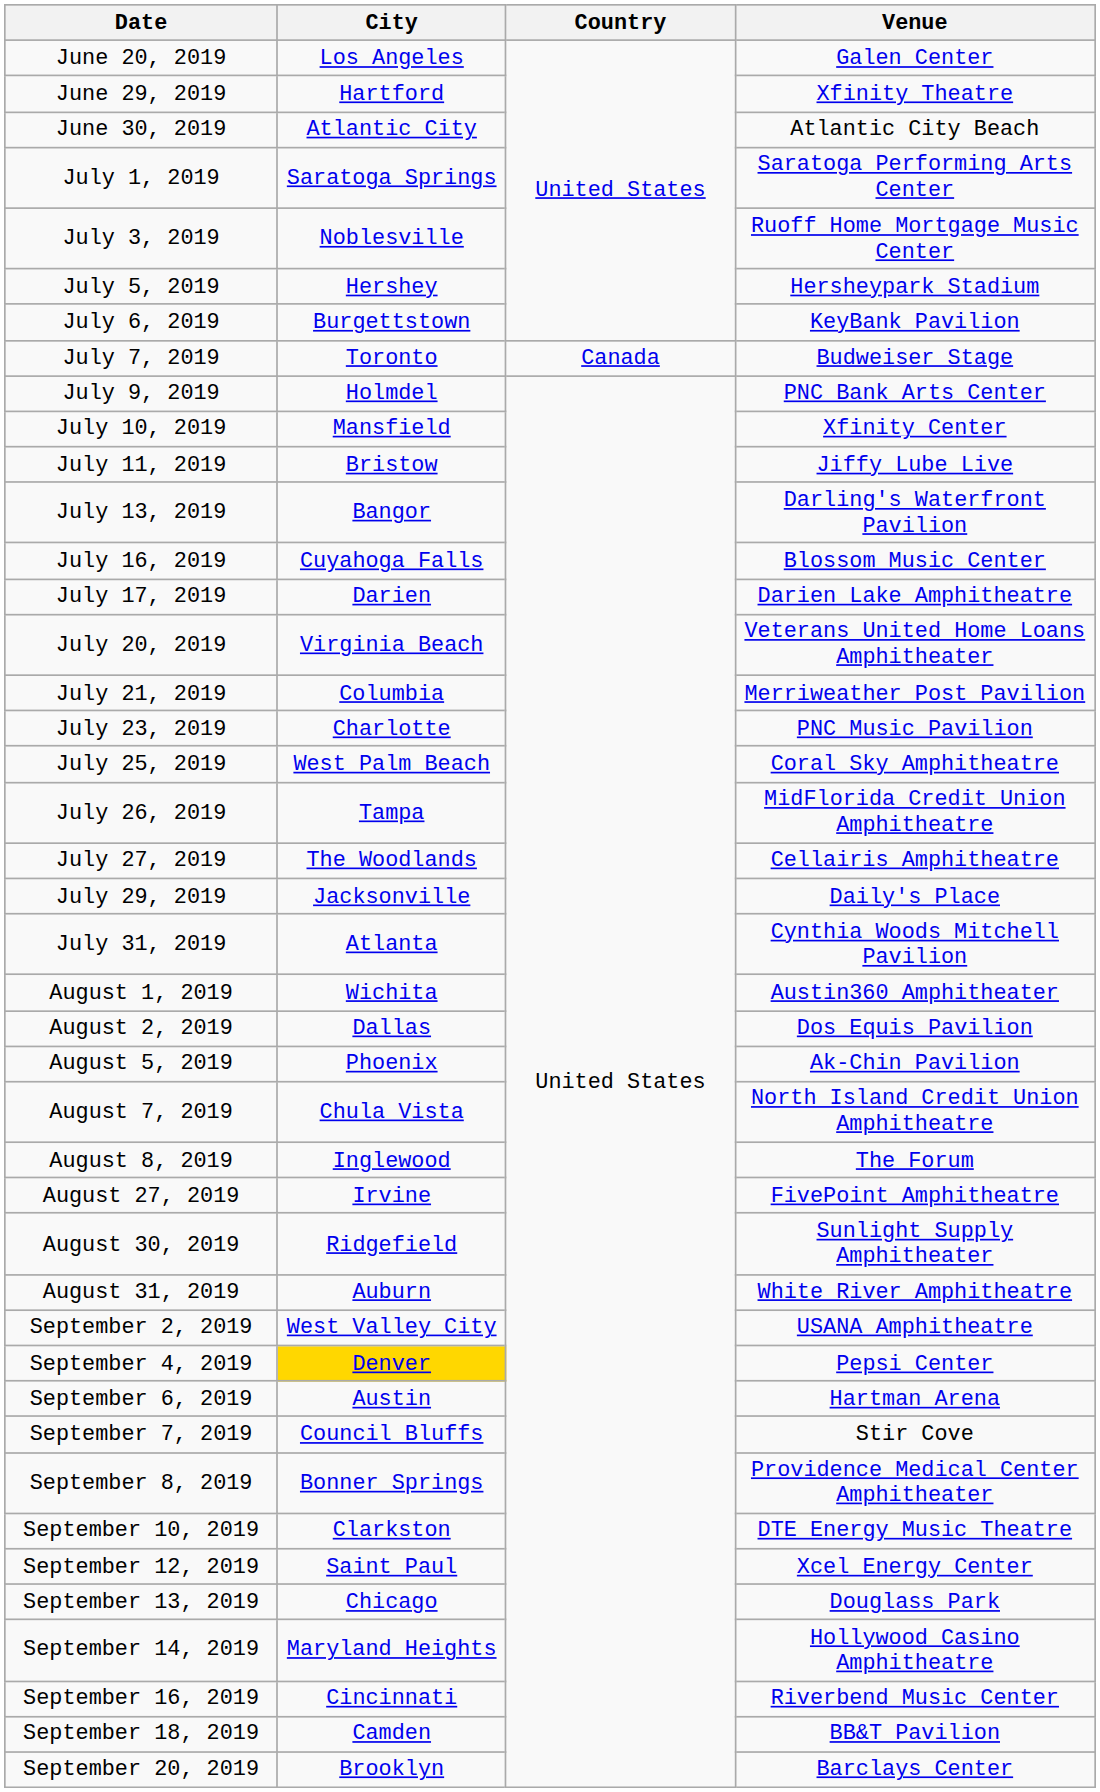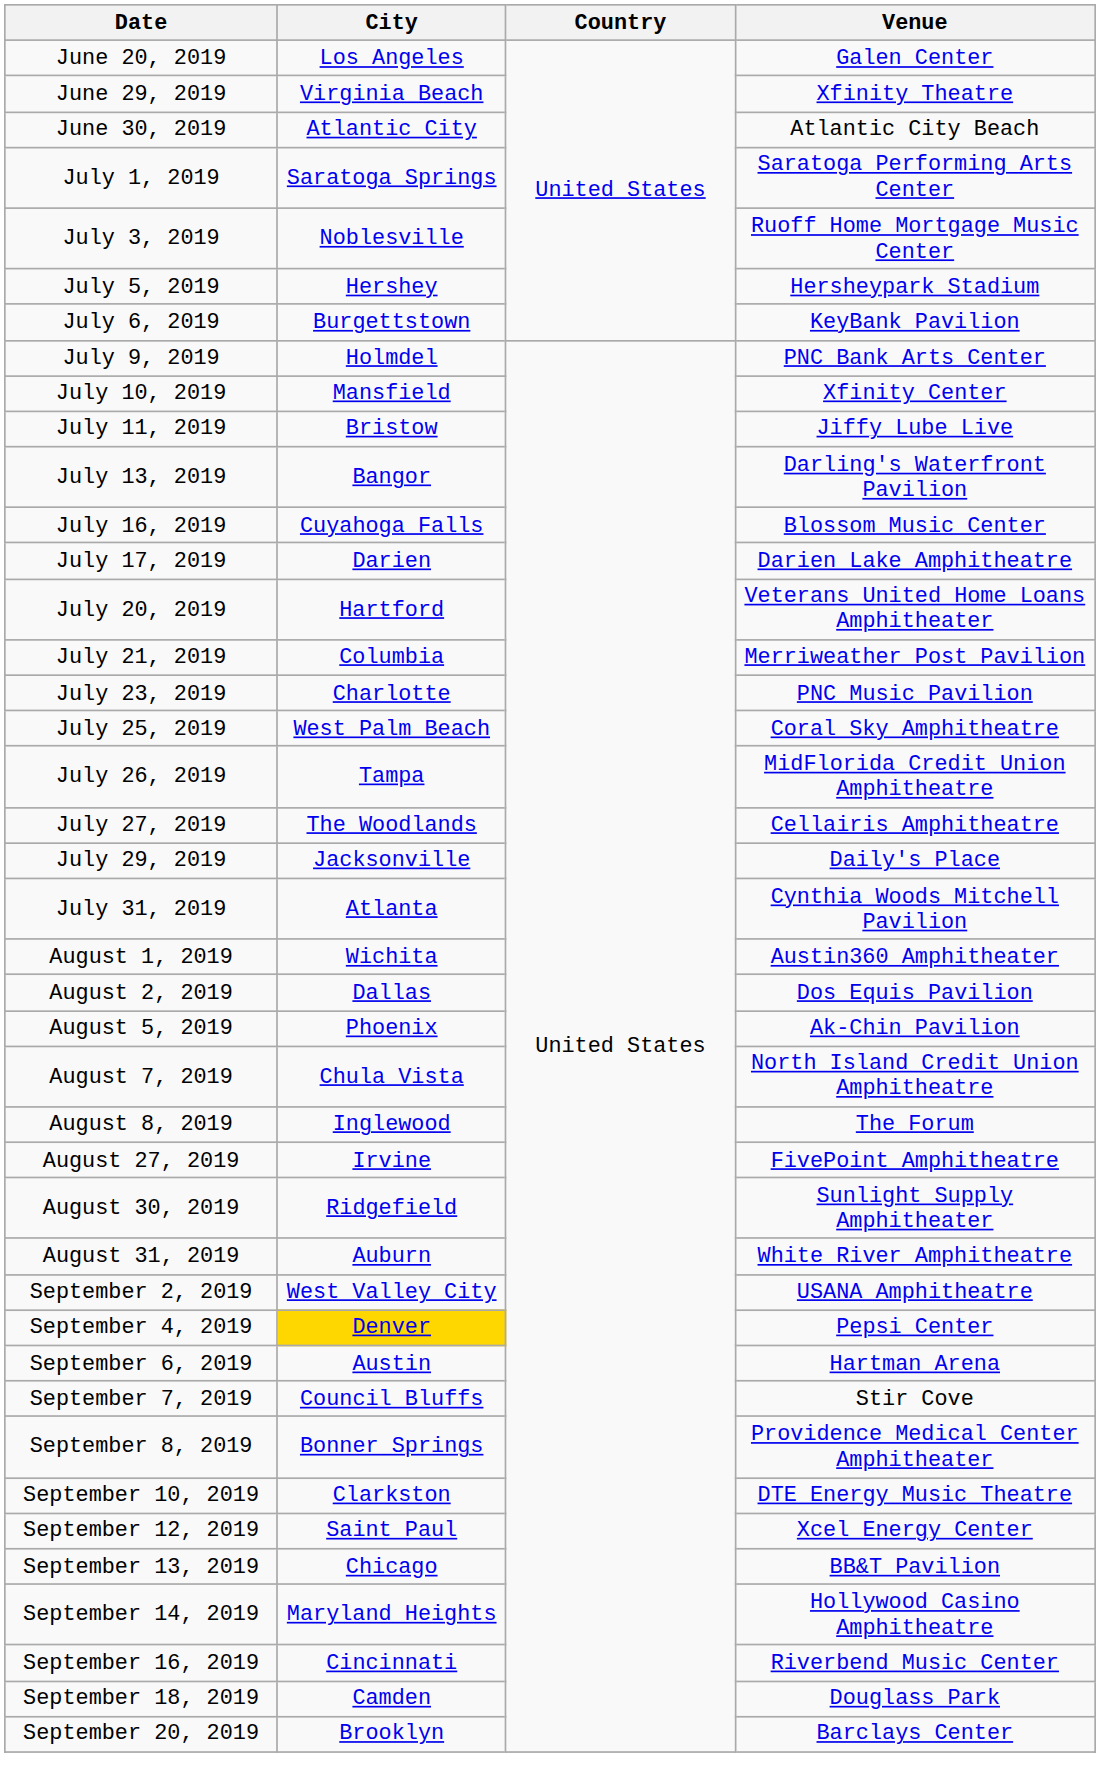(392, 94) Hartford -> (392, 94) Virginia Beach
- row: (141, 358)
(392, 645) Virginia Beach -> (392, 609) Hartford
(915, 1602) Douglass Park -> (915, 1566) BB&T Pavilion
(915, 1734) BB&T Pavilion -> (915, 1698) Douglass Park
